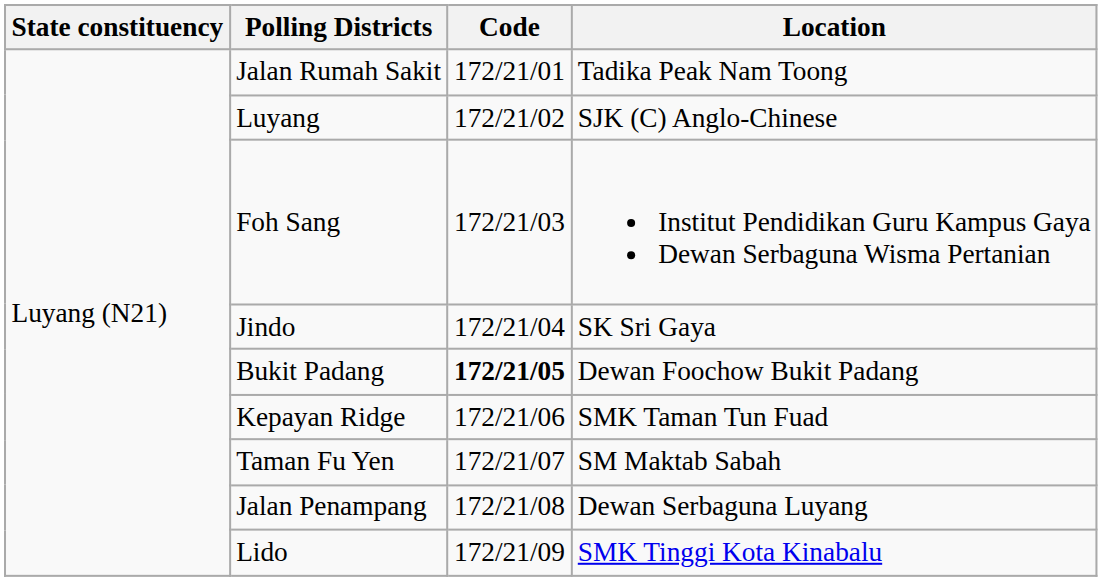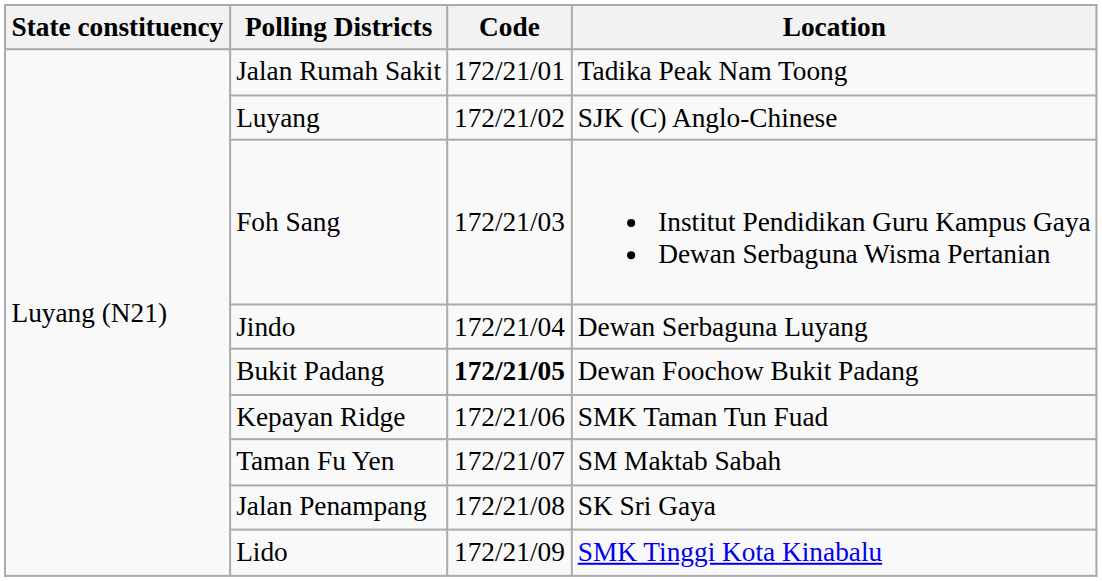(647, 326) SK Sri Gaya -> (723, 326) Dewan Serbaguna Luyang
(723, 506) Dewan Serbaguna Luyang -> (647, 506) SK Sri Gaya
